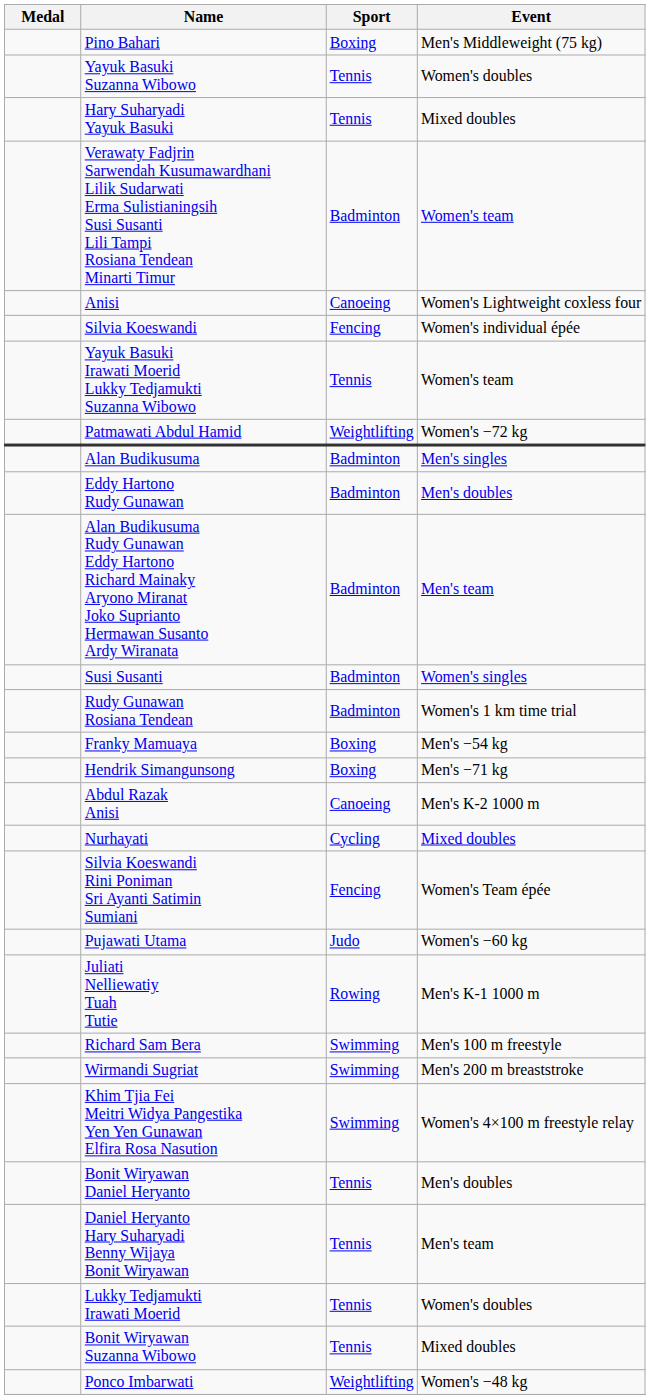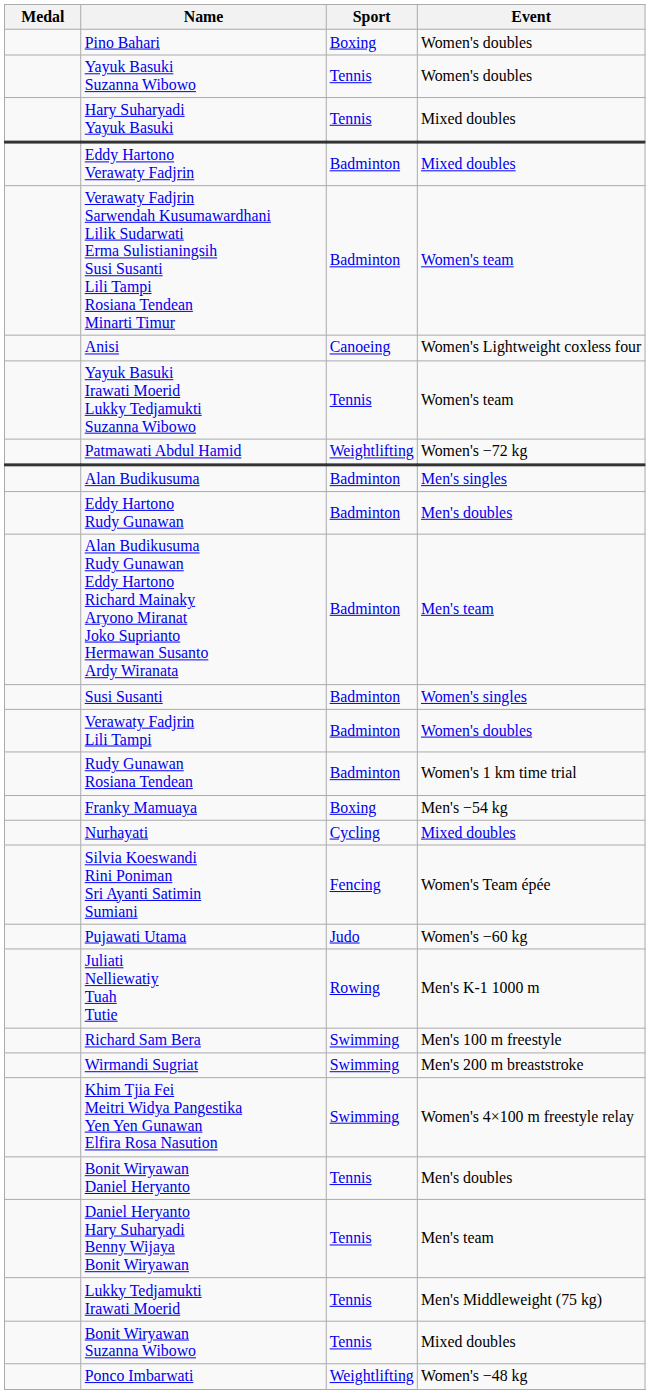(512, 42) Men's Middleweight (75 kg) -> (477, 42) Women's doubles
+ row: (140, 164)
- row: (141, 328)
+ row: (140, 730)
- row: (160, 770)
- row: (126, 804)
(477, 1304) Women's doubles -> (512, 1299) Men's Middleweight (75 kg)
